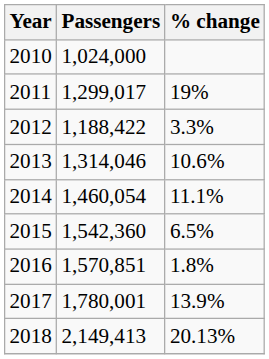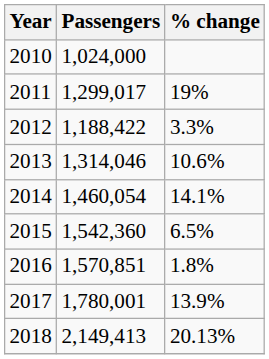(197, 196) 11.1% -> (197, 196) 14.1%
